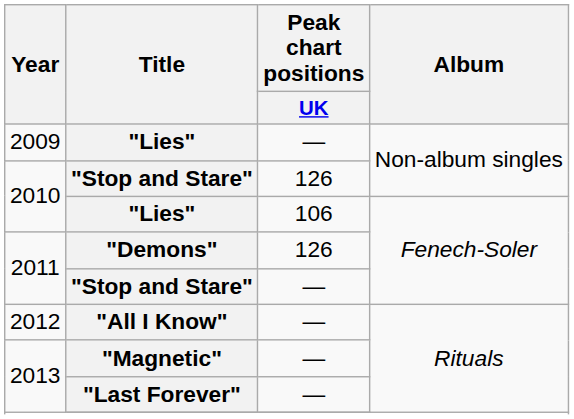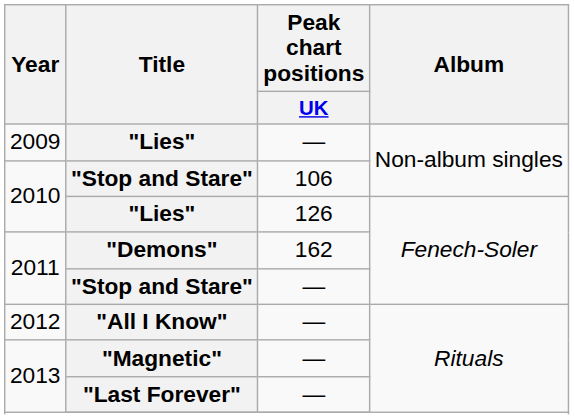(314, 178) 126 -> (314, 178) 106
(314, 214) 106 -> (314, 214) 126
(314, 250) 126 -> (314, 250) 162
